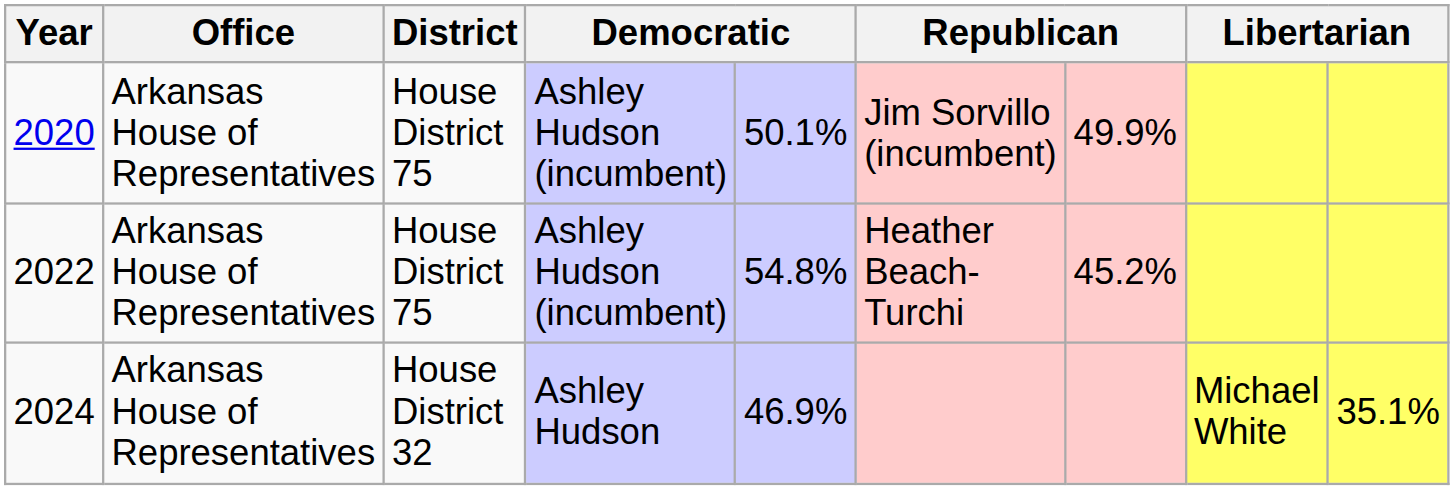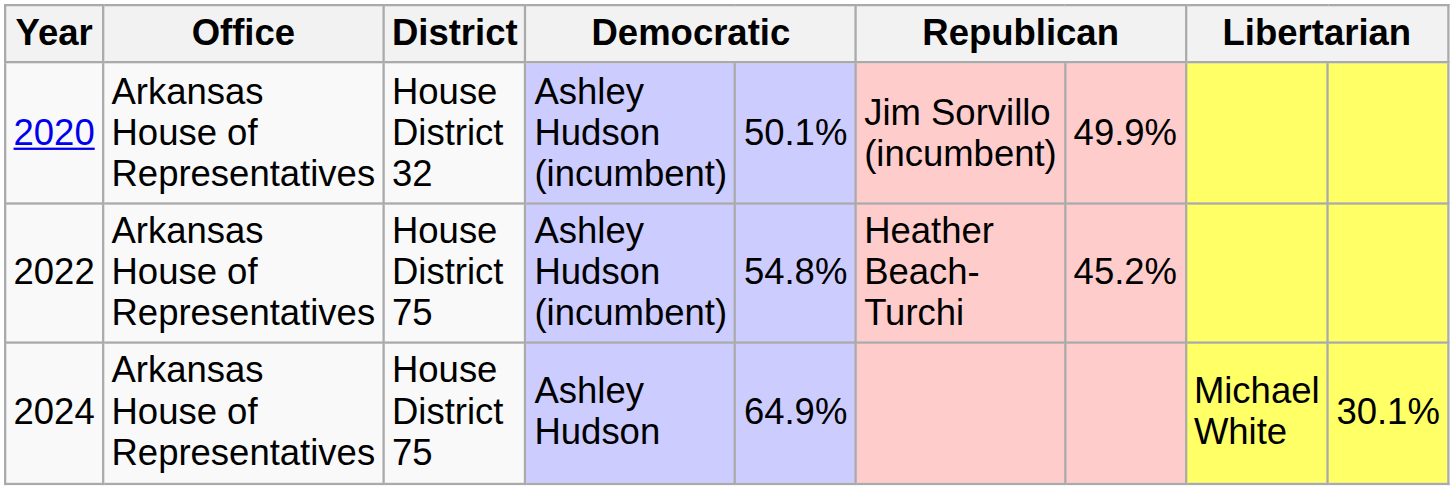(448, 132) House District 75 -> (448, 132) House District 32
(448, 412) House District 32 -> (448, 412) House District 75
(796, 412) 46.9% -> (796, 412) 64.9%
(1388, 412) 35.1% -> (1388, 412) 30.1%
